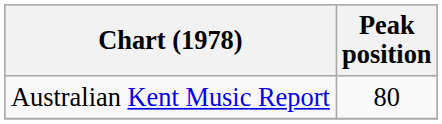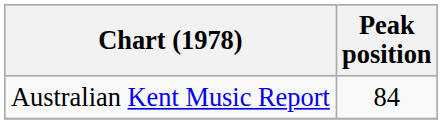(387, 97) 80 -> (387, 97) 84
